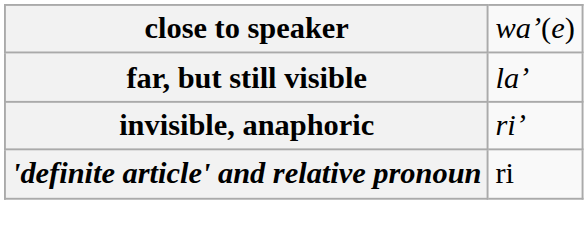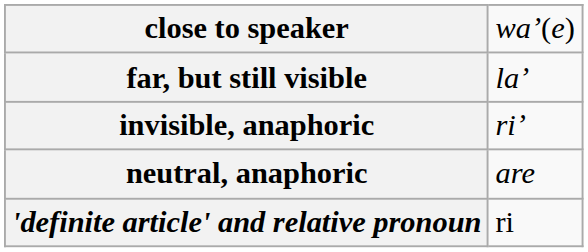+ row: (247, 173)
